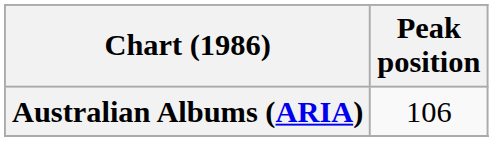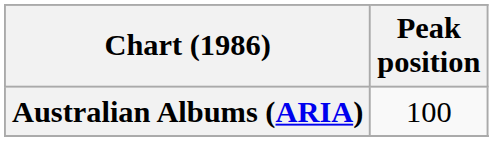(429, 111) 106 -> (429, 111) 100
